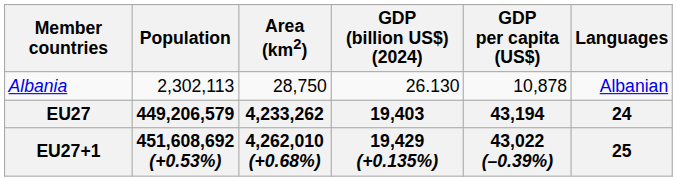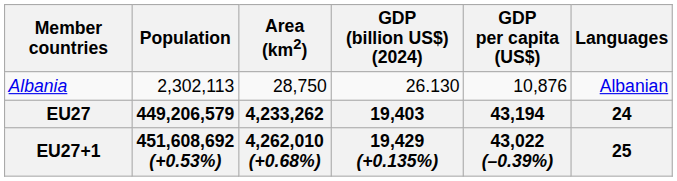(540, 85) 10,878 -> (540, 85) 10,876
